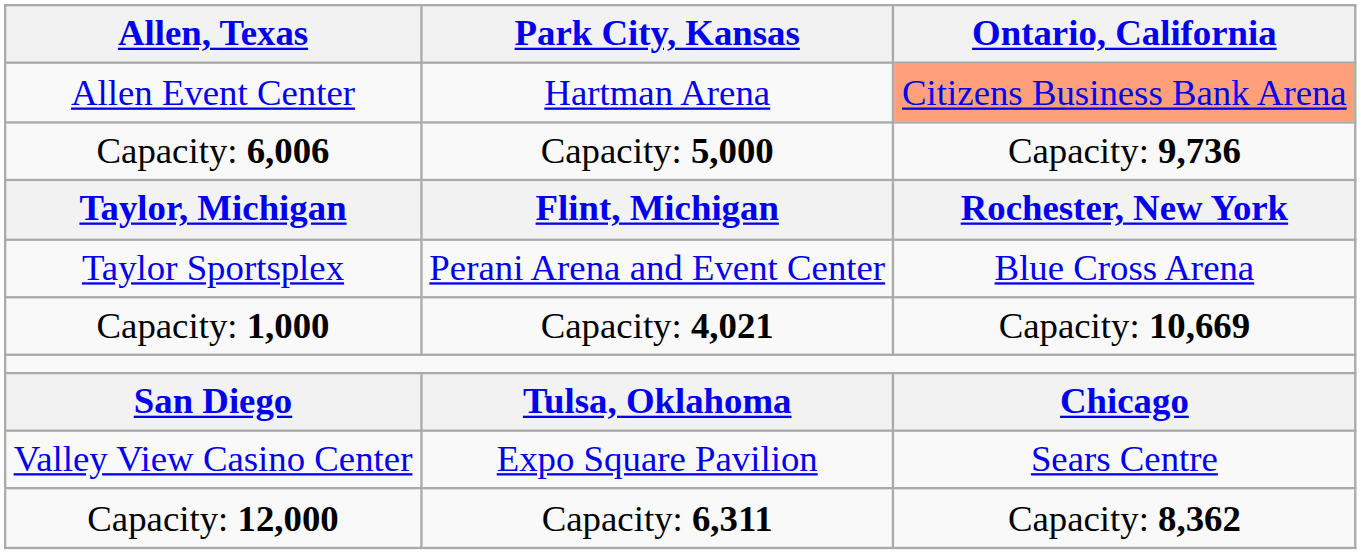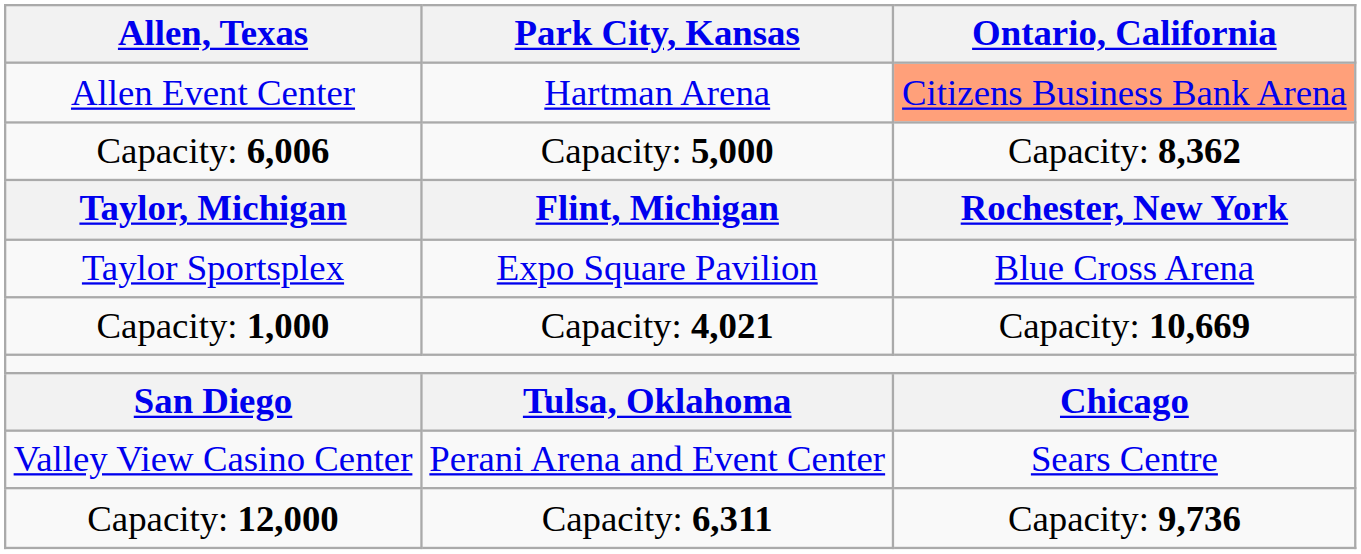(1124, 150) Capacity: 9,736 -> (1124, 150) Capacity: 8,362
(657, 267) Perani Arena and Event Center -> (657, 267) Expo Square Pavilion
(657, 459) Expo Square Pavilion -> (657, 459) Perani Arena and Event Center
(1124, 517) Capacity: 8,362 -> (1124, 517) Capacity: 9,736
